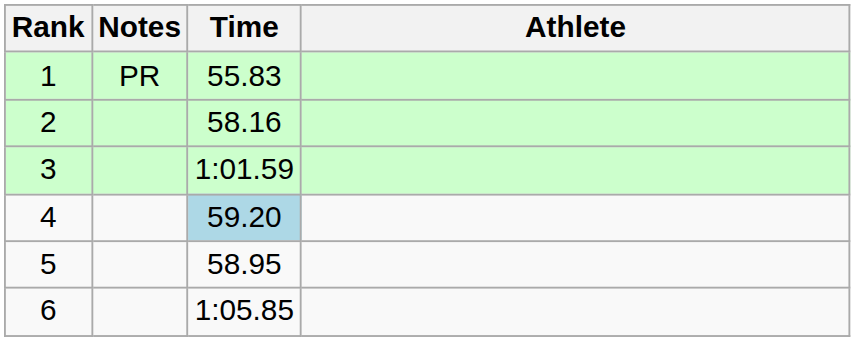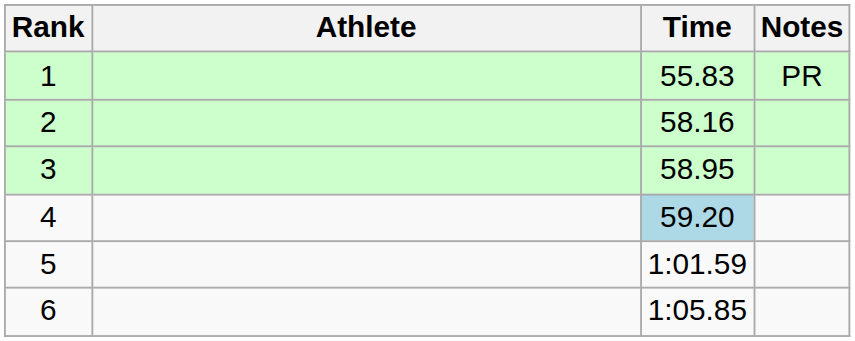columns swapped: (576, 28) <-> (140, 28)
(244, 169) 1:01.59 -> (697, 169) 58.95
(244, 264) 58.95 -> (697, 264) 1:01.59
